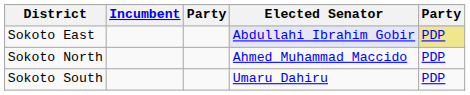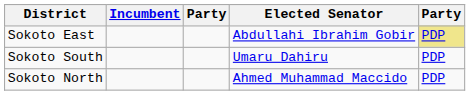(324, 37) lavender background -> (324, 37) no background
rows swapped: (55, 58) <-> (55, 80)
